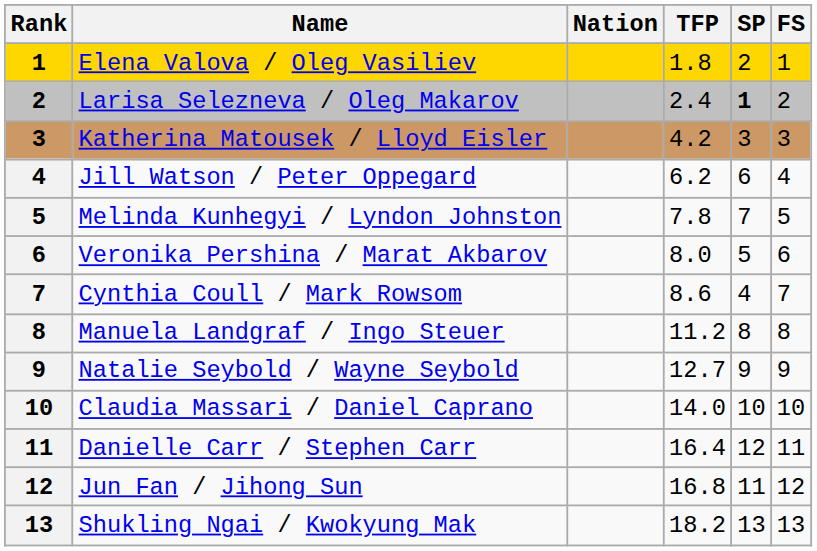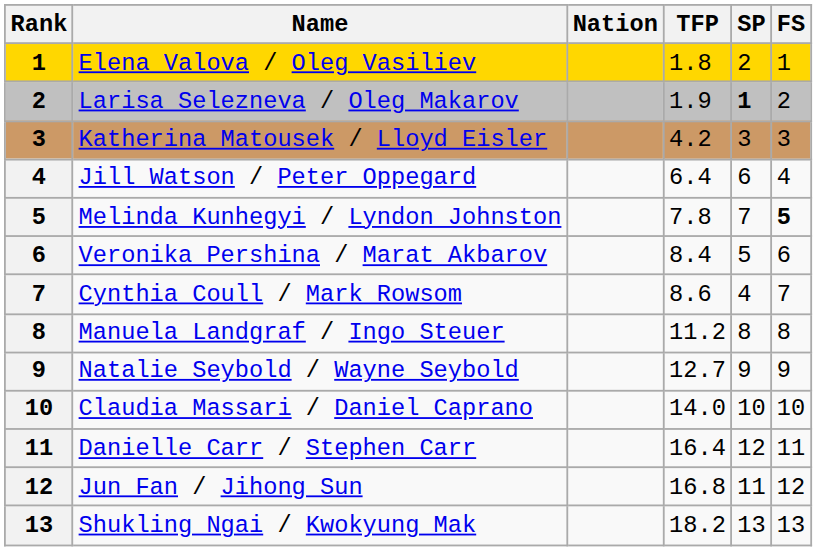(690, 101) 2.4 -> (690, 101) 1.9
(690, 178) 6.2 -> (690, 178) 6.4
(784, 217) normal -> (784, 217) bold
(690, 256) 8.0 -> (690, 256) 8.4
